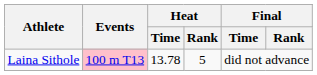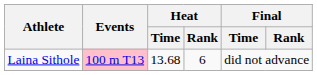(165, 60) 13.78 -> (165, 60) 13.68
(202, 60) 5 -> (202, 60) 6
